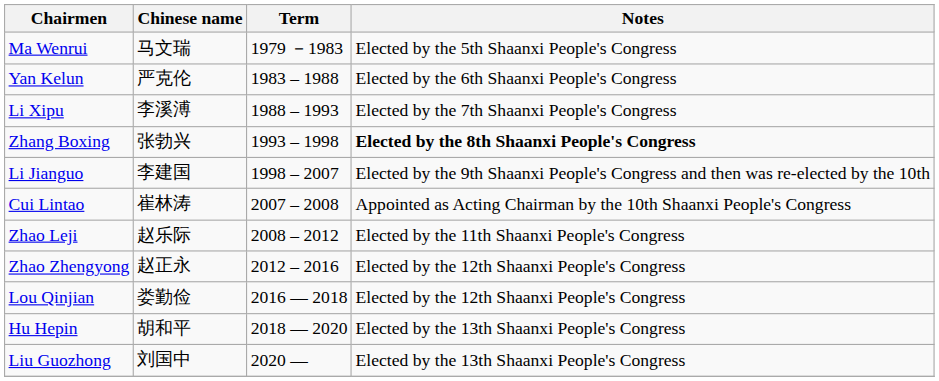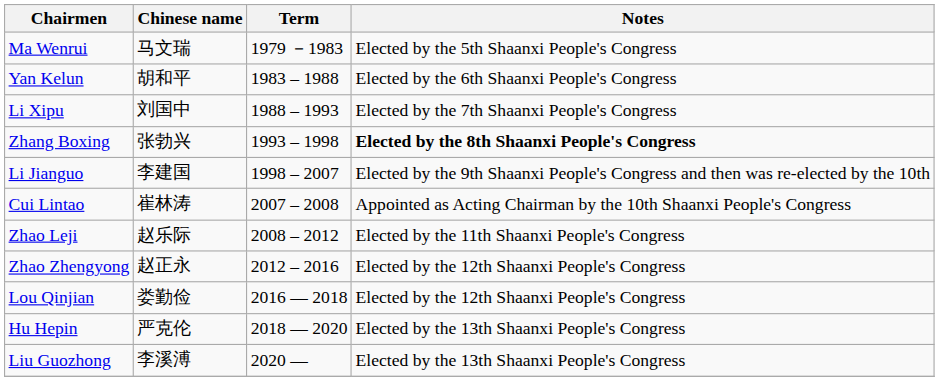(164, 78) 严克伦 -> (164, 78) 胡和平
(164, 109) 李溪溥 -> (164, 109) 刘国中
(164, 328) 胡和平 -> (164, 328) 严克伦
(164, 359) 刘国中 -> (164, 359) 李溪溥
